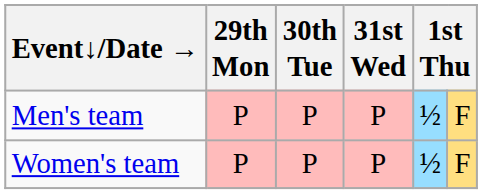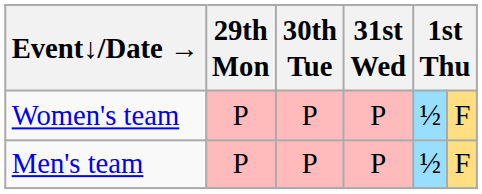rows swapped: (78, 115) <-> (95, 164)
